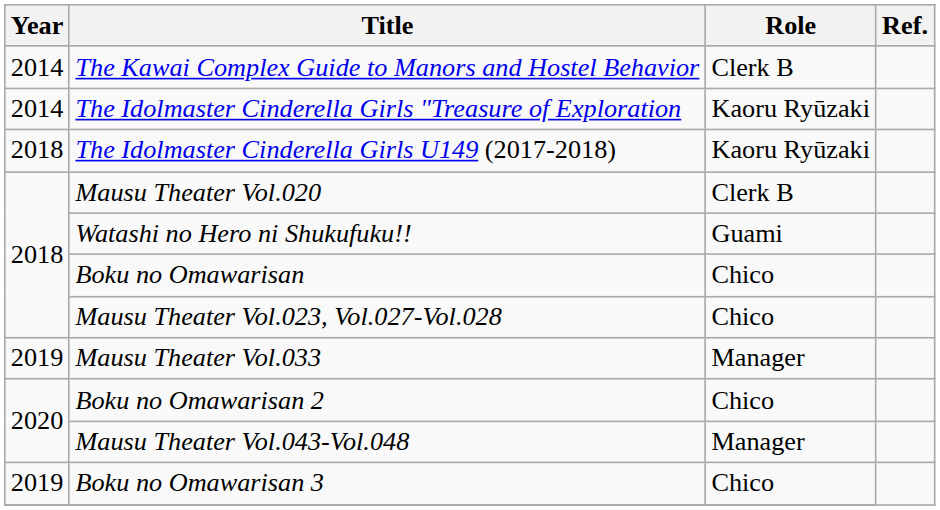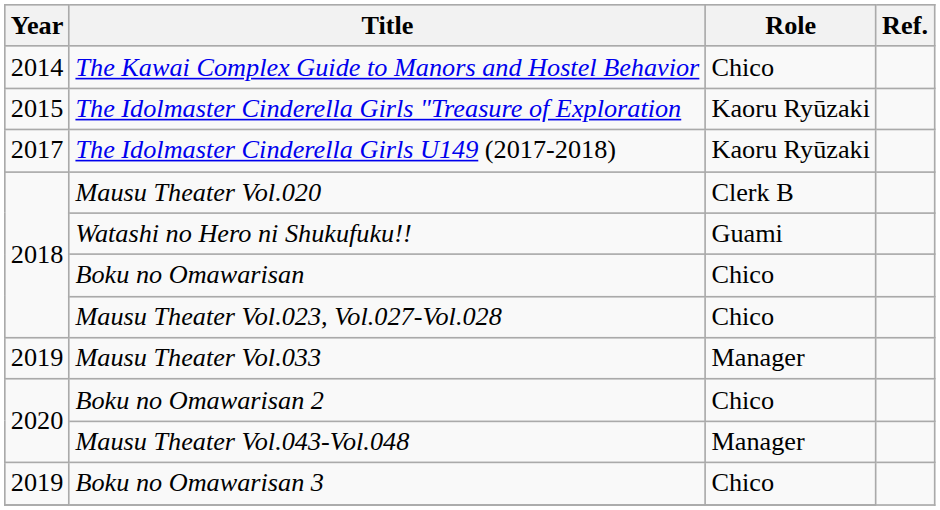(753, 66) Clerk B -> (743, 66) Chico
(37, 108) 2014 -> (37, 108) 2015
(37, 150) 2018 -> (37, 150) 2017
